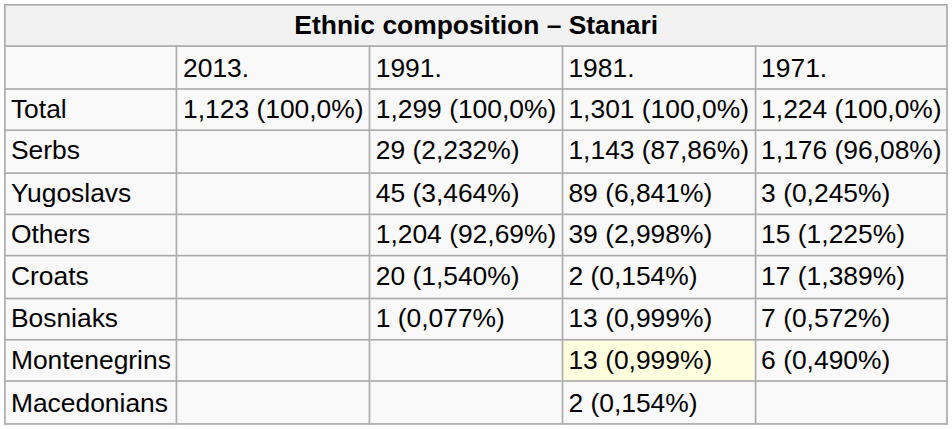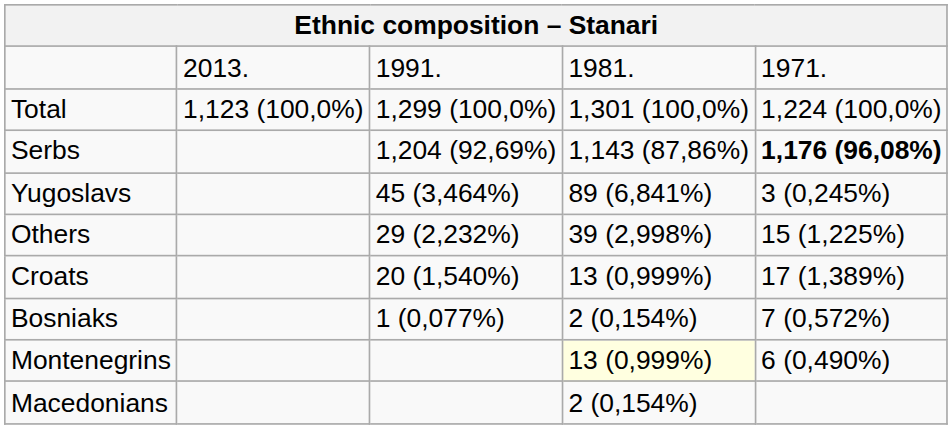(448, 151) 29 (2,232%) -> (466, 151) 1,204 (92,69%)
(851, 151) normal -> (851, 151) bold
(466, 234) 1,204 (92,69%) -> (448, 234) 29 (2,232%)
(633, 276) 2 (0,154%) -> (640, 276) 13 (0,999%)
(640, 318) 13 (0,999%) -> (633, 318) 2 (0,154%)
